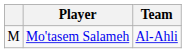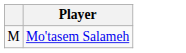- column: (157, 15)
